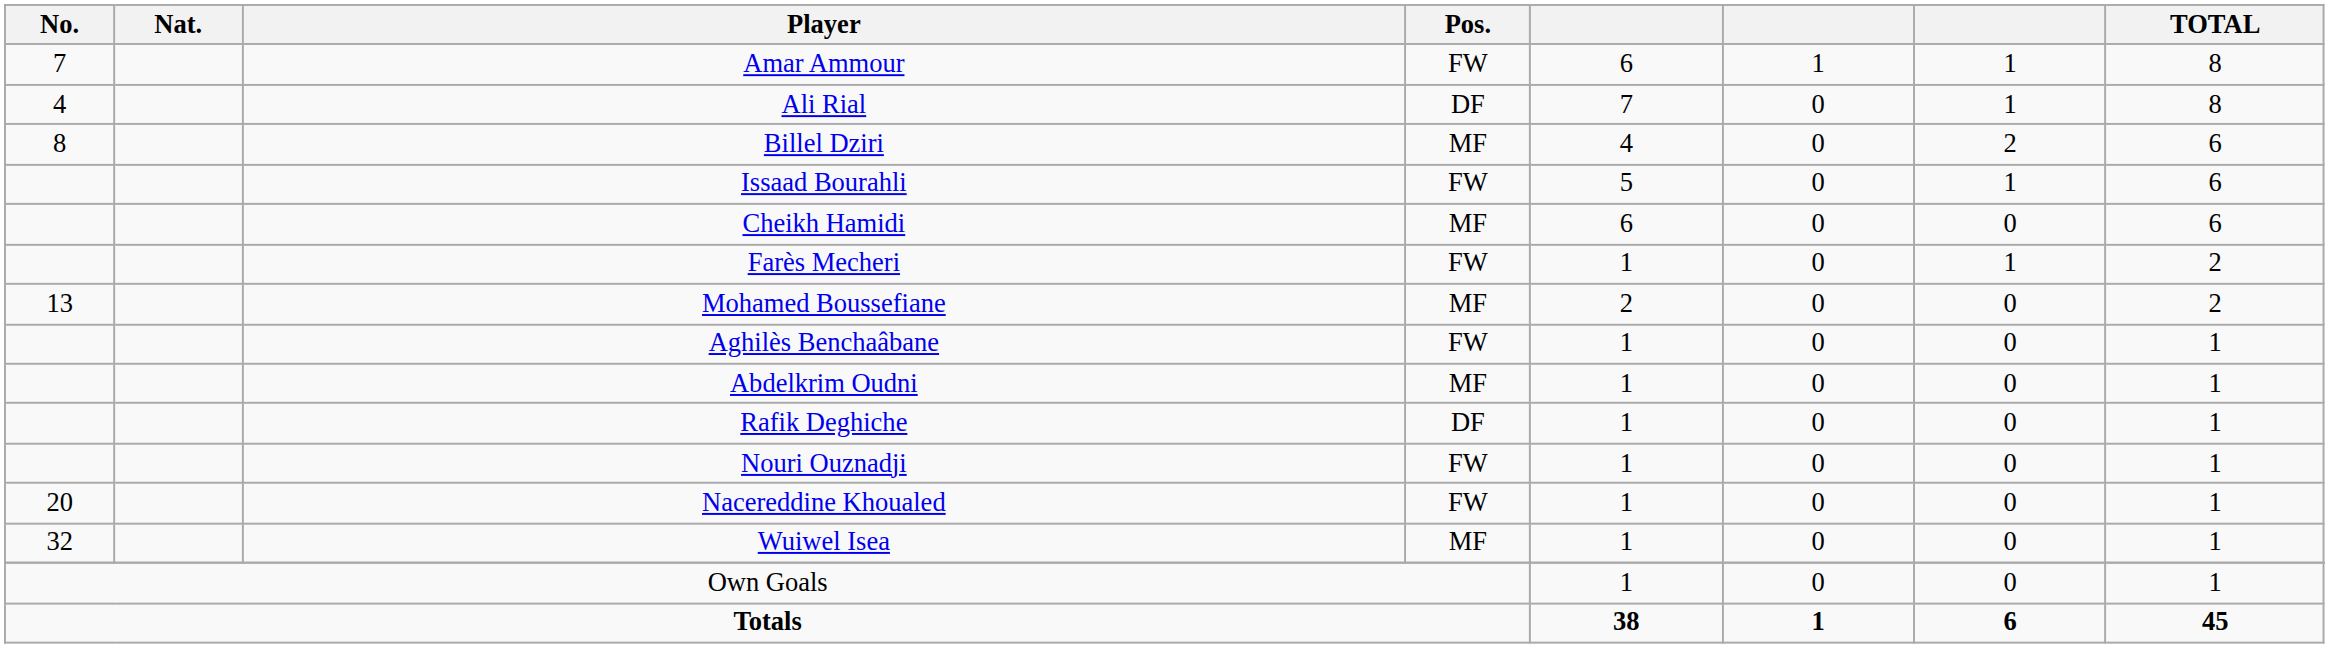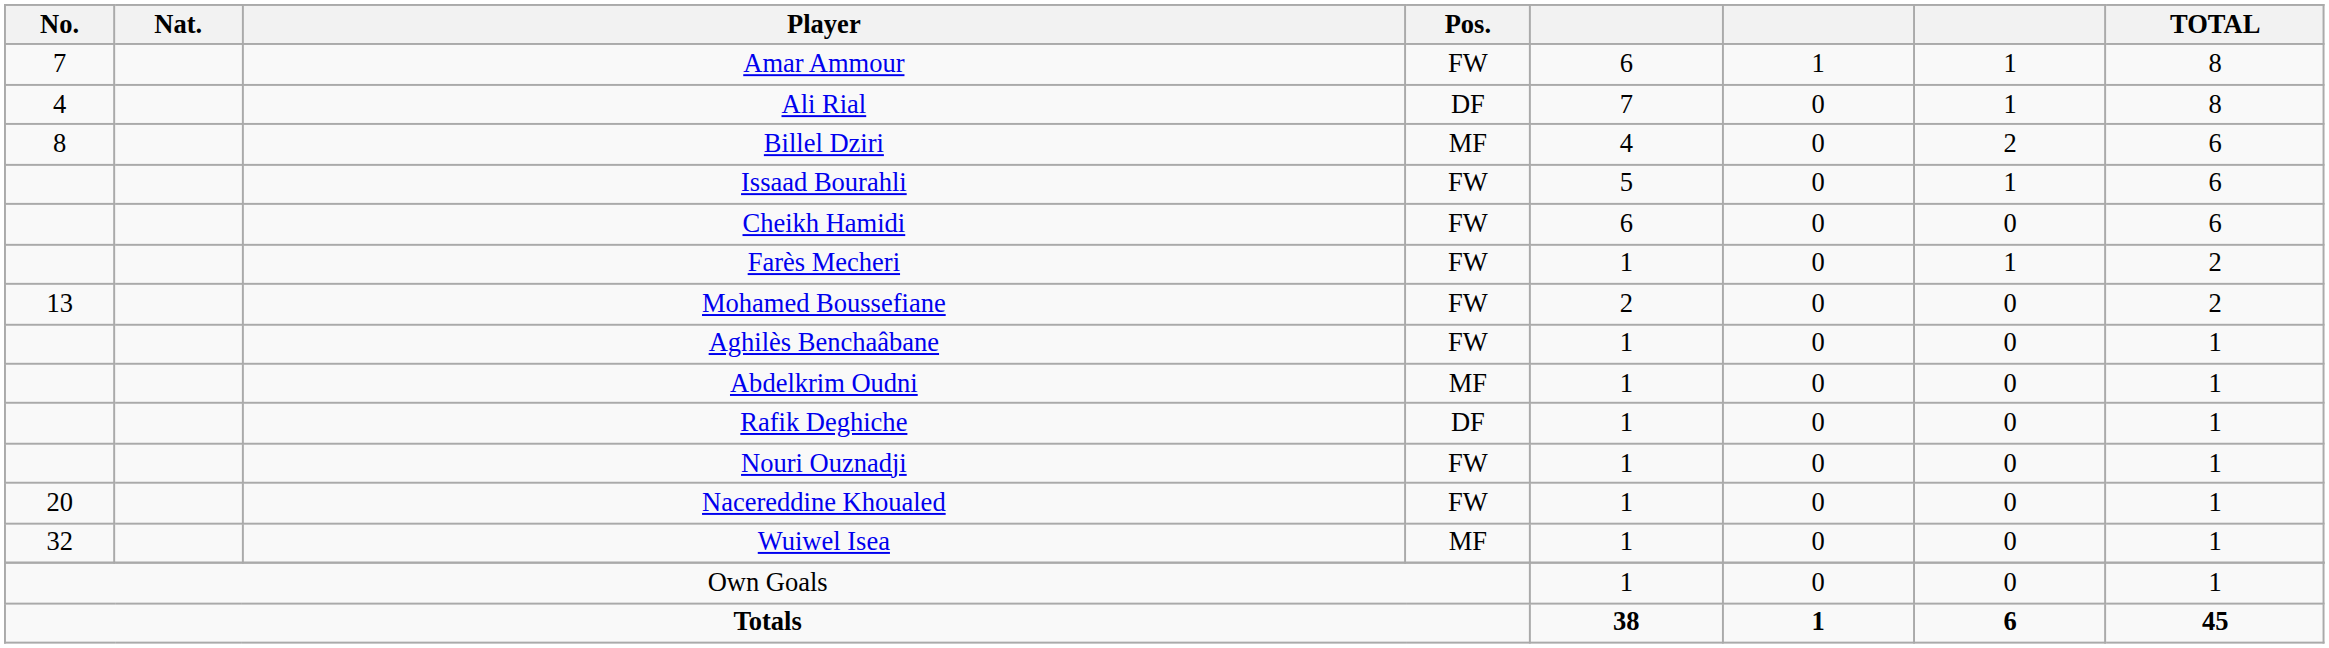(1468, 223) MF -> (1468, 223) FW
(1468, 302) MF -> (1468, 302) FW
